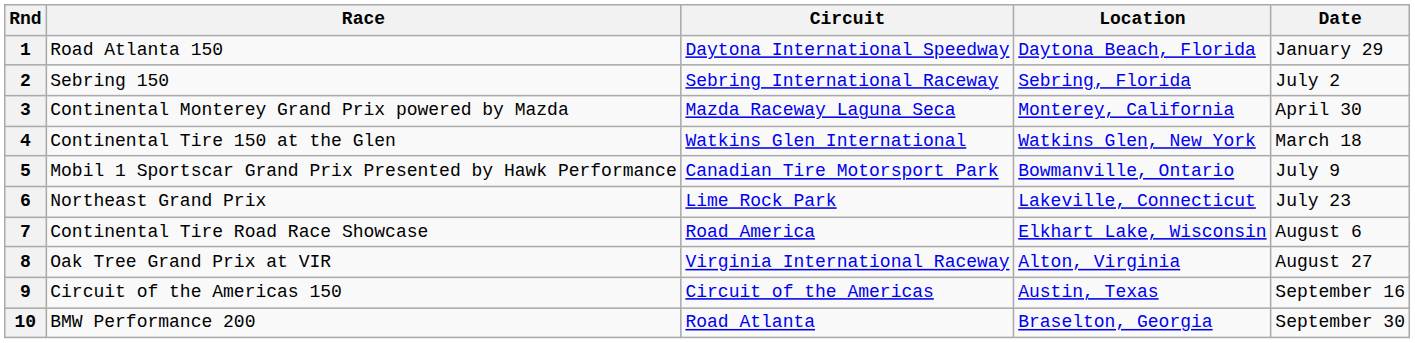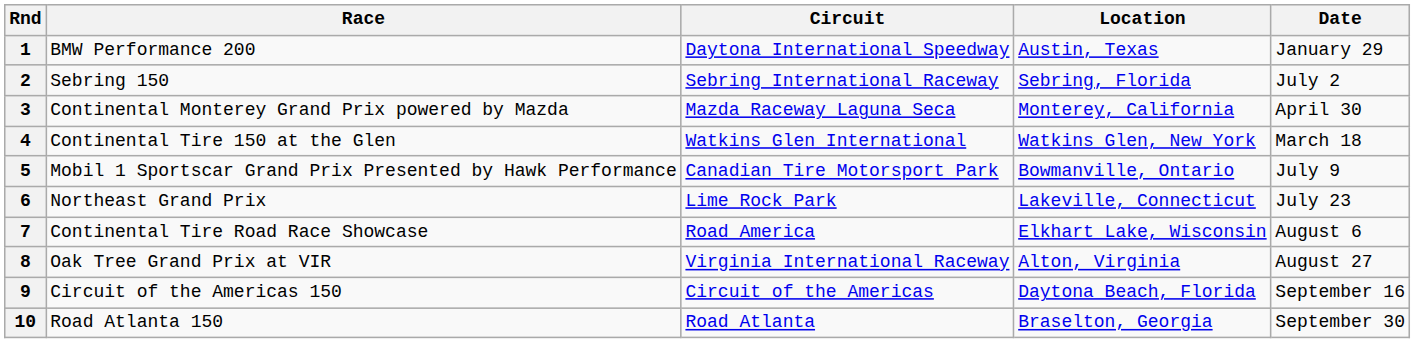(137, 50) Road Atlanta 150 -> (153, 50) BMW Performance 200
(1137, 50) Daytona Beach, Florida -> (1088, 50) Austin, Texas
(1088, 292) Austin, Texas -> (1137, 292) Daytona Beach, Florida
(153, 322) BMW Performance 200 -> (137, 322) Road Atlanta 150
